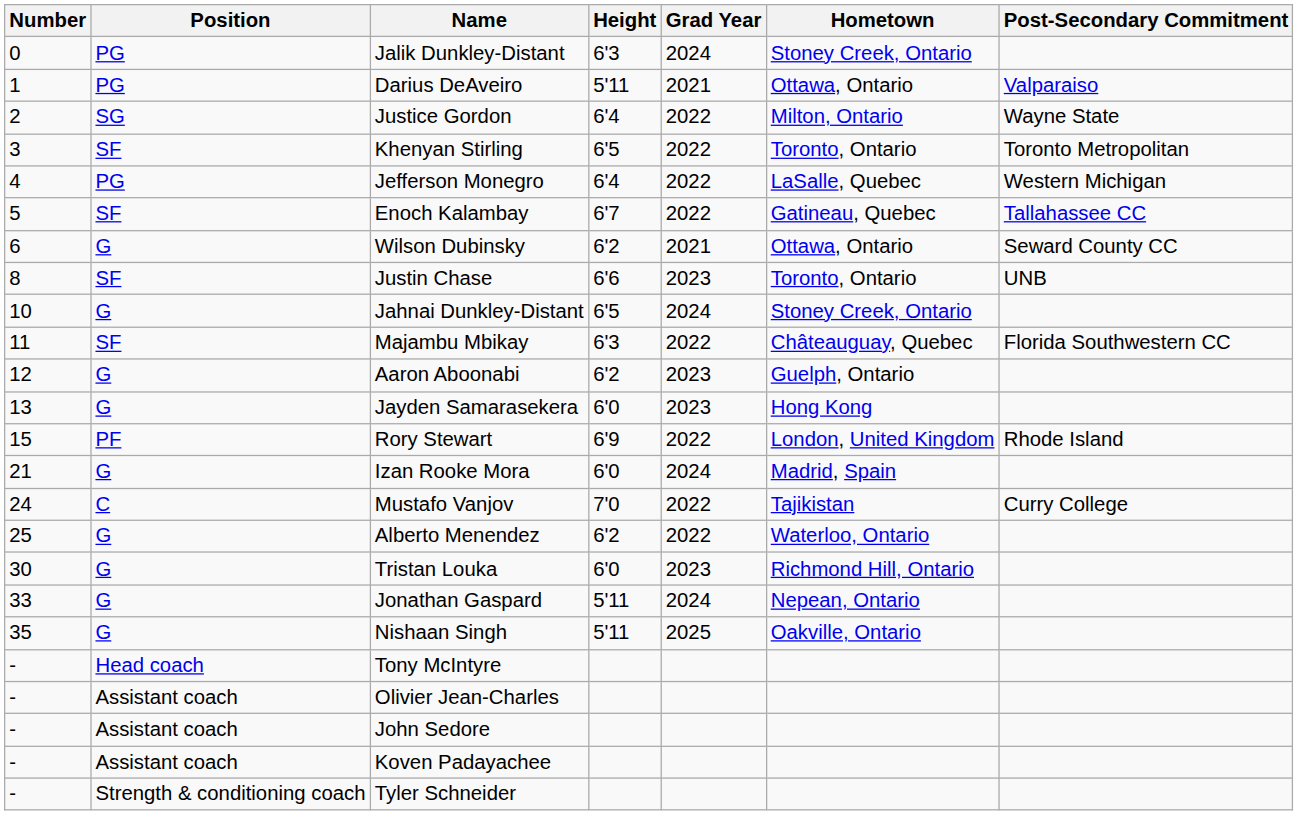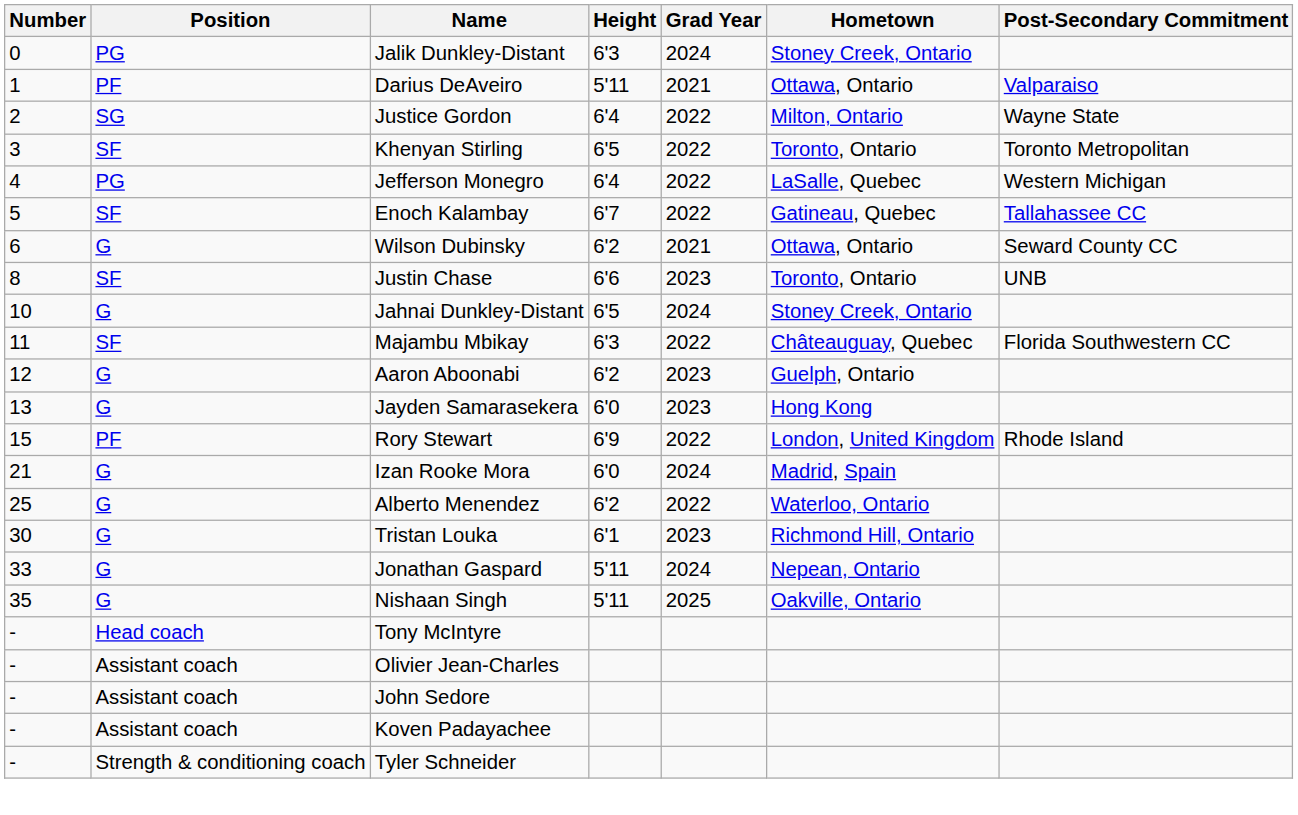(110, 85) PG -> (108, 85) PF
- row: (444, 504)
(606, 568) 6'0 -> (606, 536) 6'1
